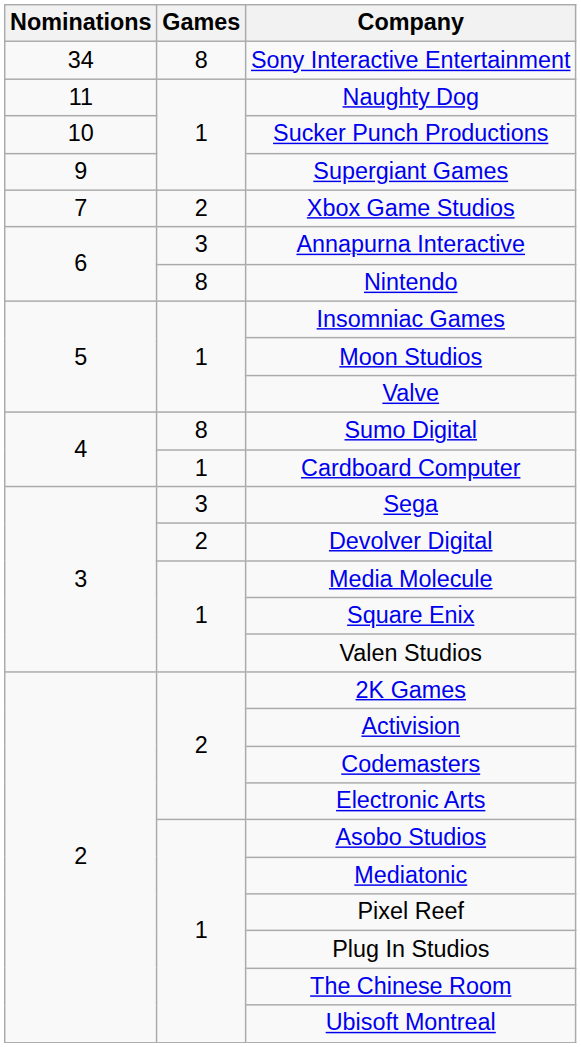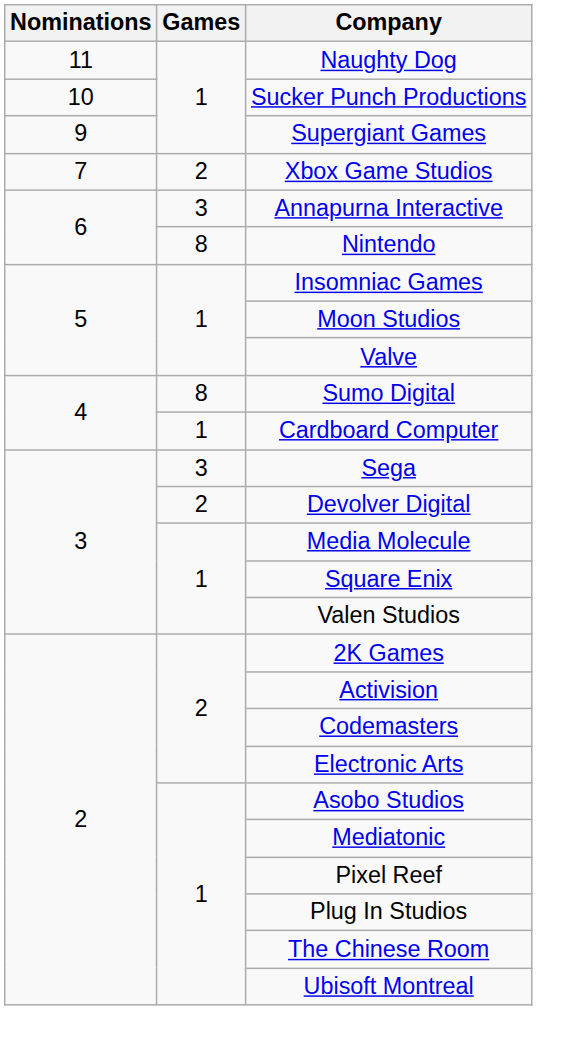- row: (411, 60)
